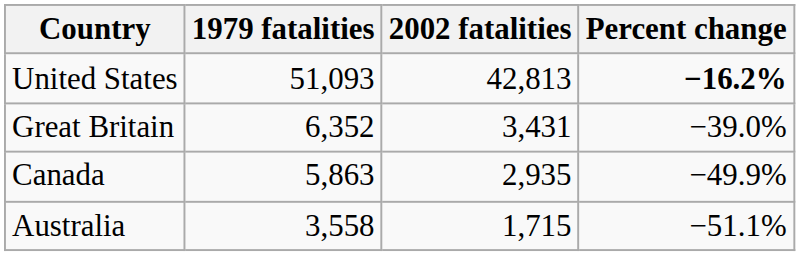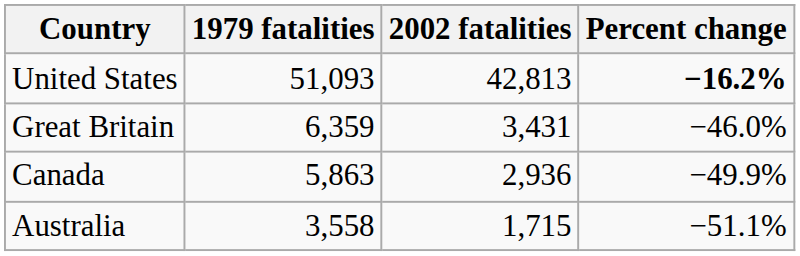(340, 126) 6,352 -> (340, 126) 6,359
(738, 126) −39.0% -> (738, 126) −46.0%
(537, 175) 2,935 -> (537, 175) 2,936
